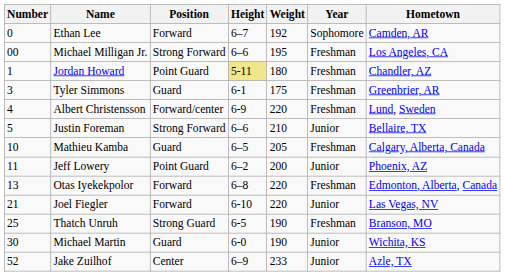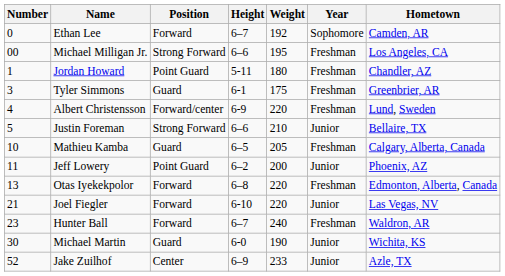(241, 71) khaki background -> (241, 71) no background
+ row: (81, 223)
- row: (86, 223)
